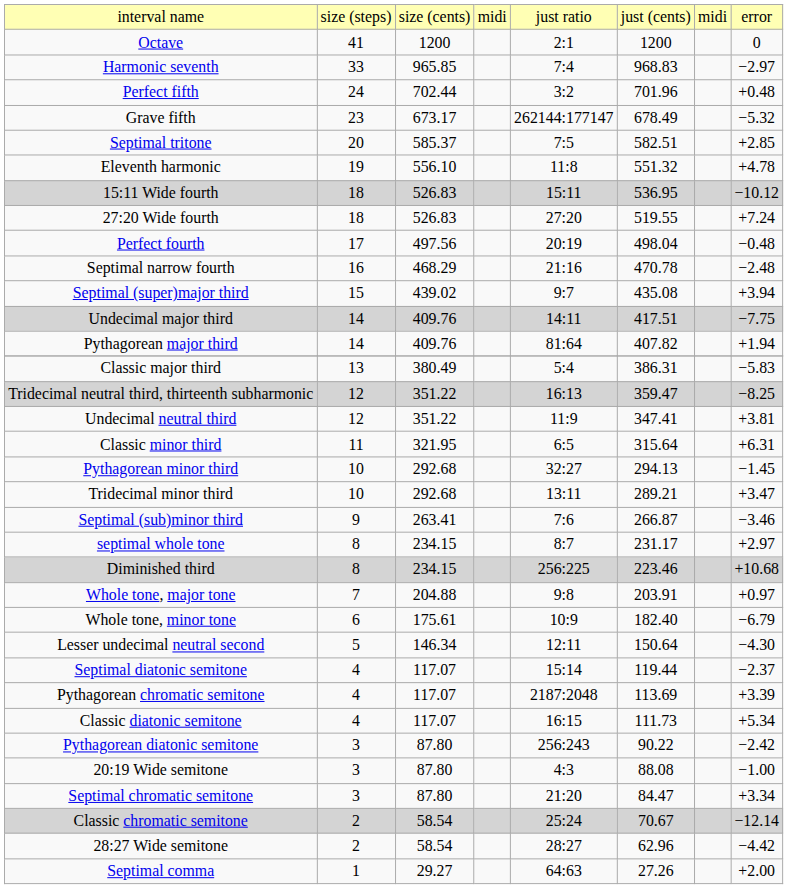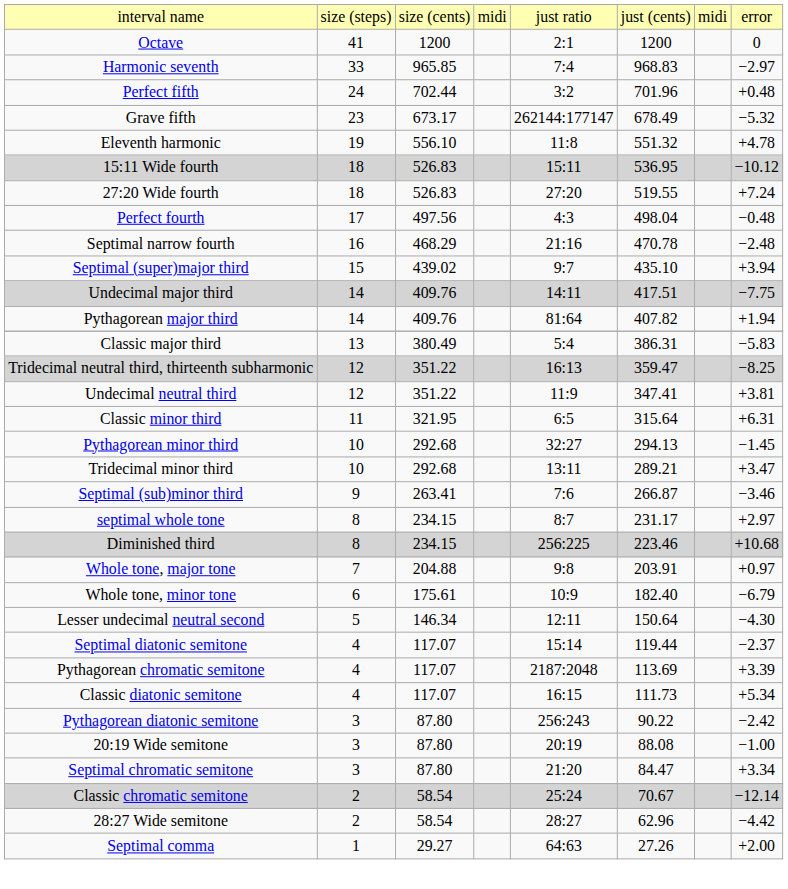- row: (161, 142)
(564, 243) 20:19 -> (564, 218) 4:3
(656, 293) 435.08 -> (656, 268) 435.10
(564, 770) 4:3 -> (564, 745) 20:19
